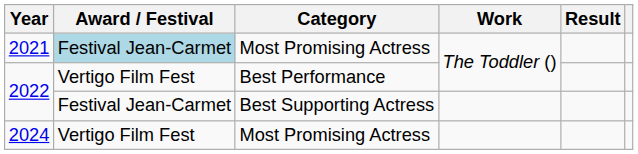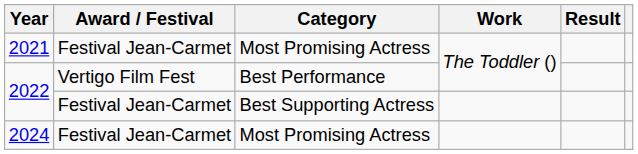(144, 47) lightblue background -> (144, 47) no background
(126, 134) Vertigo Film Fest -> (144, 134) Festival Jean-Carmet
